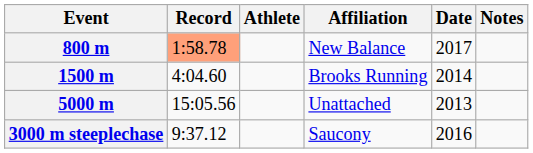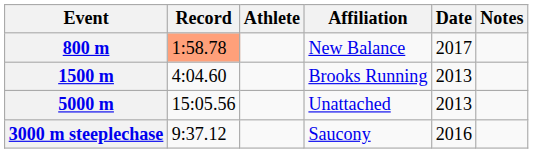(454, 76) 2014 -> (454, 76) 2013
